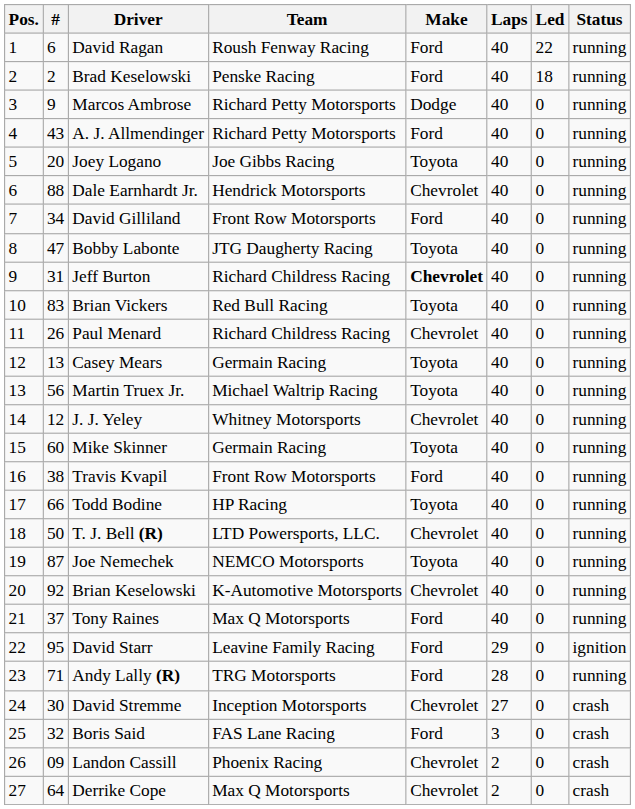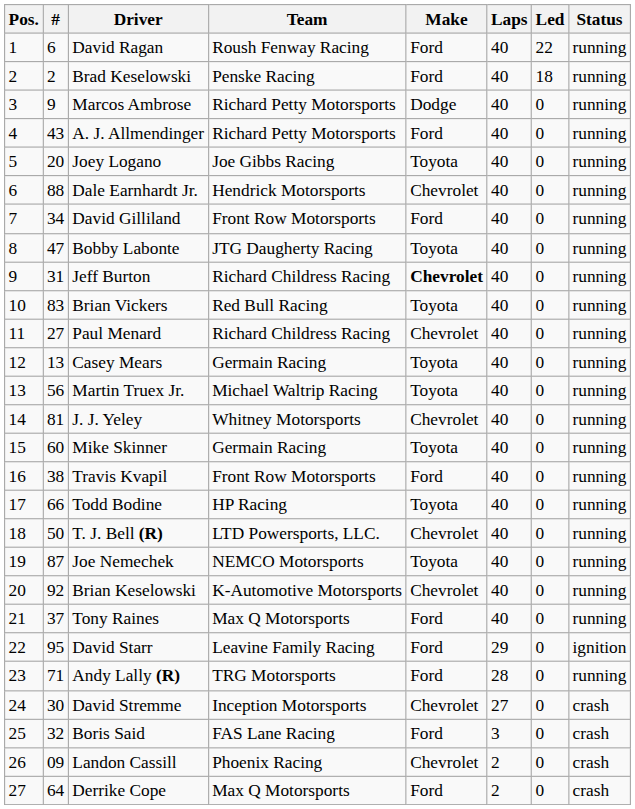(56, 333) 26 -> (56, 333) 27
(56, 418) 12 -> (56, 418) 81
(444, 790) Chevrolet -> (427, 790) Ford
